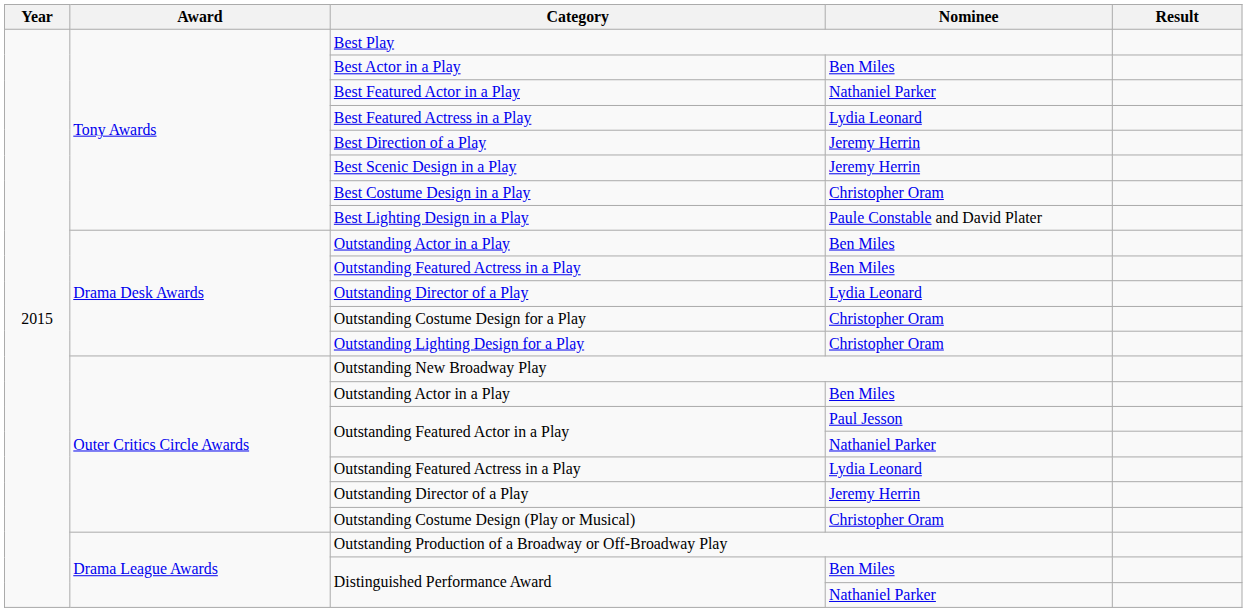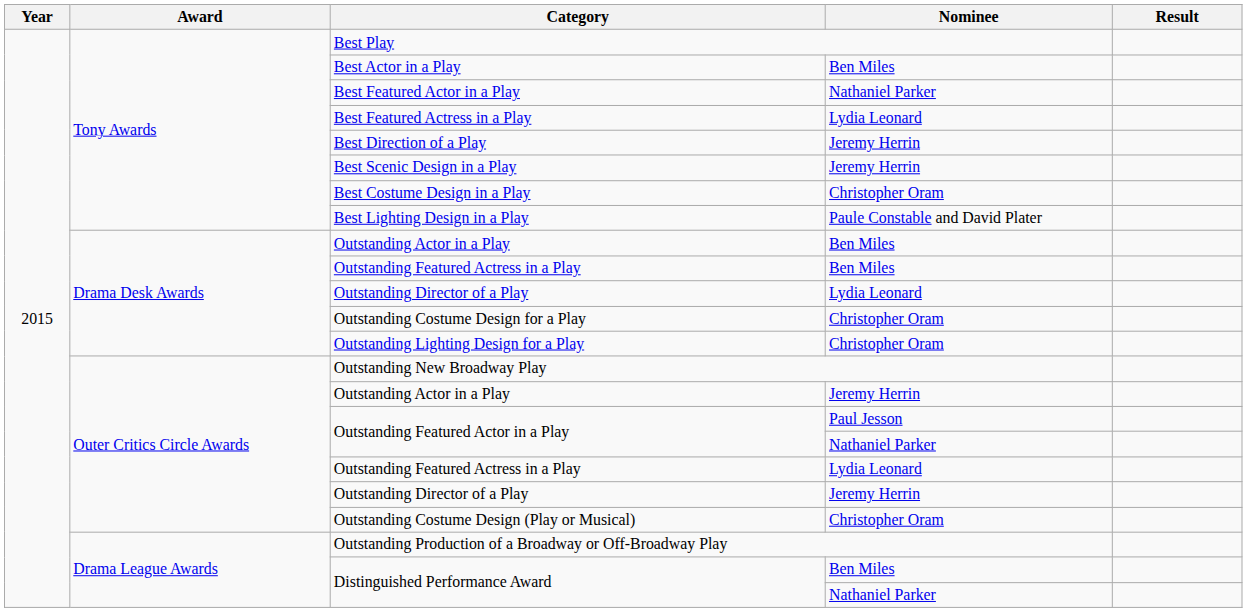(862, 393) Ben Miles -> (875, 393) Jeremy Herrin
